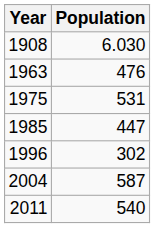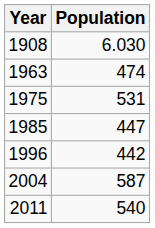(131, 72) 476 -> (131, 72) 474
(131, 154) 302 -> (131, 154) 442
